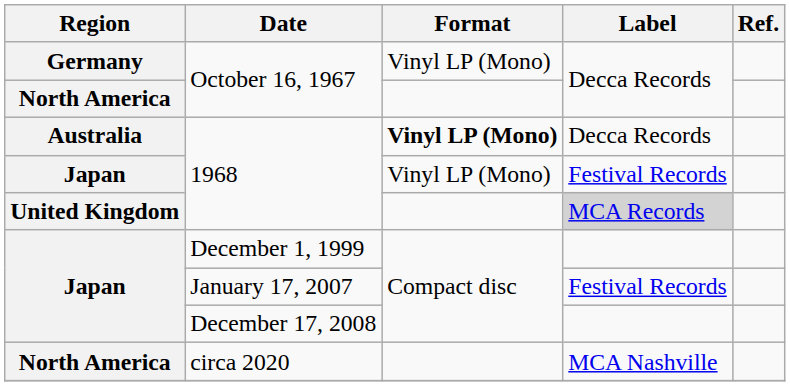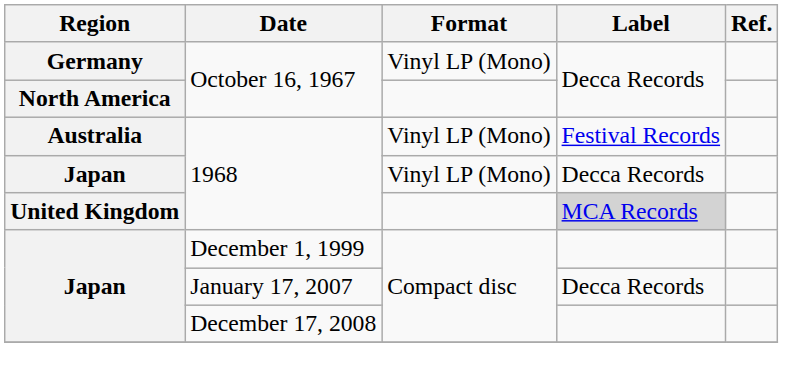(472, 135) bold -> (469, 135) normal
(640, 135) Decca Records -> (641, 135) Festival Records
(648, 173) Festival Records -> (633, 173) Decca Records
(648, 286) Festival Records -> (633, 286) Decca Records
- row: (95, 361)
